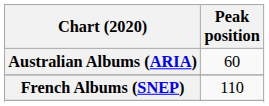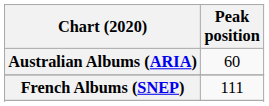(232, 87) 110 -> (232, 87) 111
